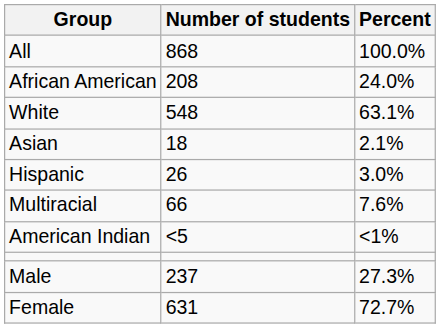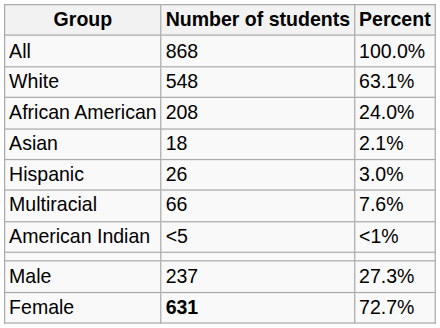rows swapped: (34, 112) <-> (83, 81)
(182, 307) normal -> (182, 307) bold
